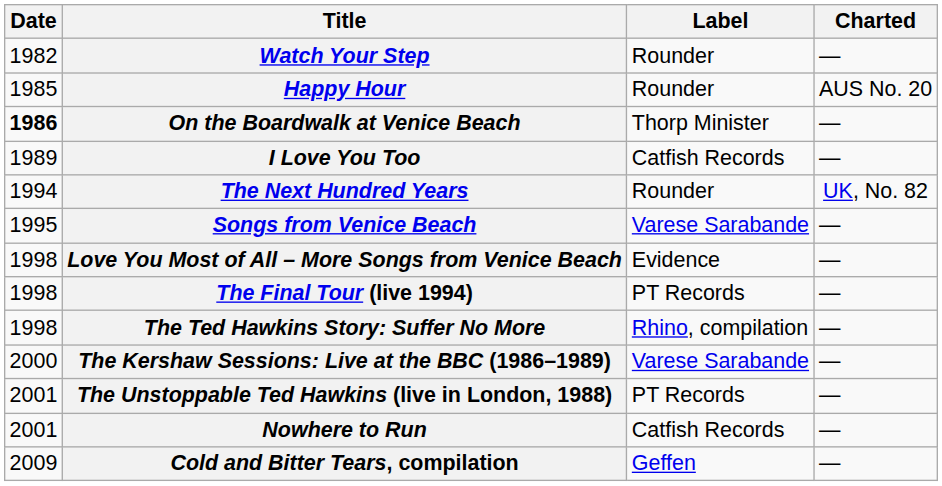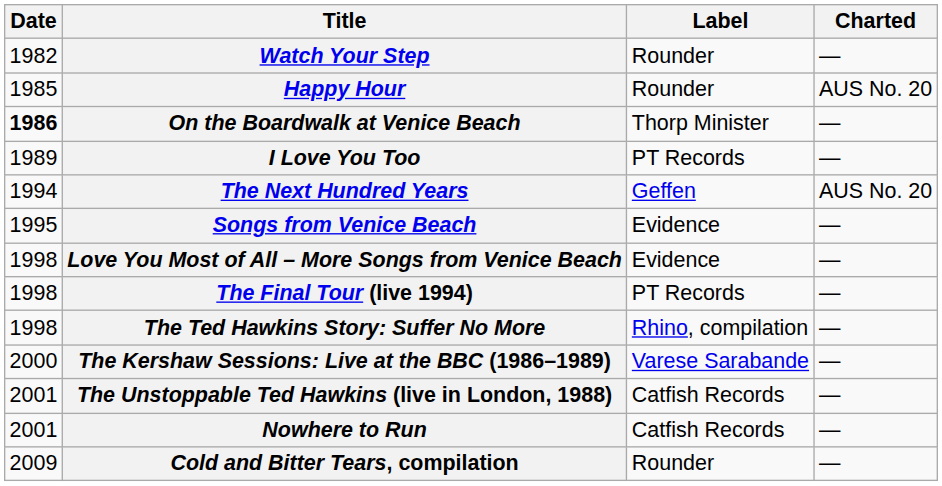(708, 157) Catfish Records -> (688, 157) PT Records
(673, 191) Rounder -> (664, 191) Geffen
(876, 191) UK, No. 82 -> (876, 191) AUS No. 20
(720, 225) Varese Sarabande -> (676, 225) Evidence
(688, 395) PT Records -> (708, 395) Catfish Records
(664, 463) Geffen -> (673, 463) Rounder
